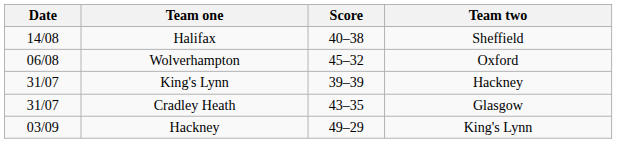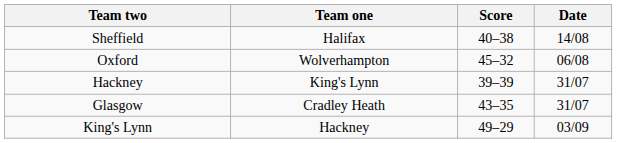columns swapped: (43, 15) <-> (498, 15)
